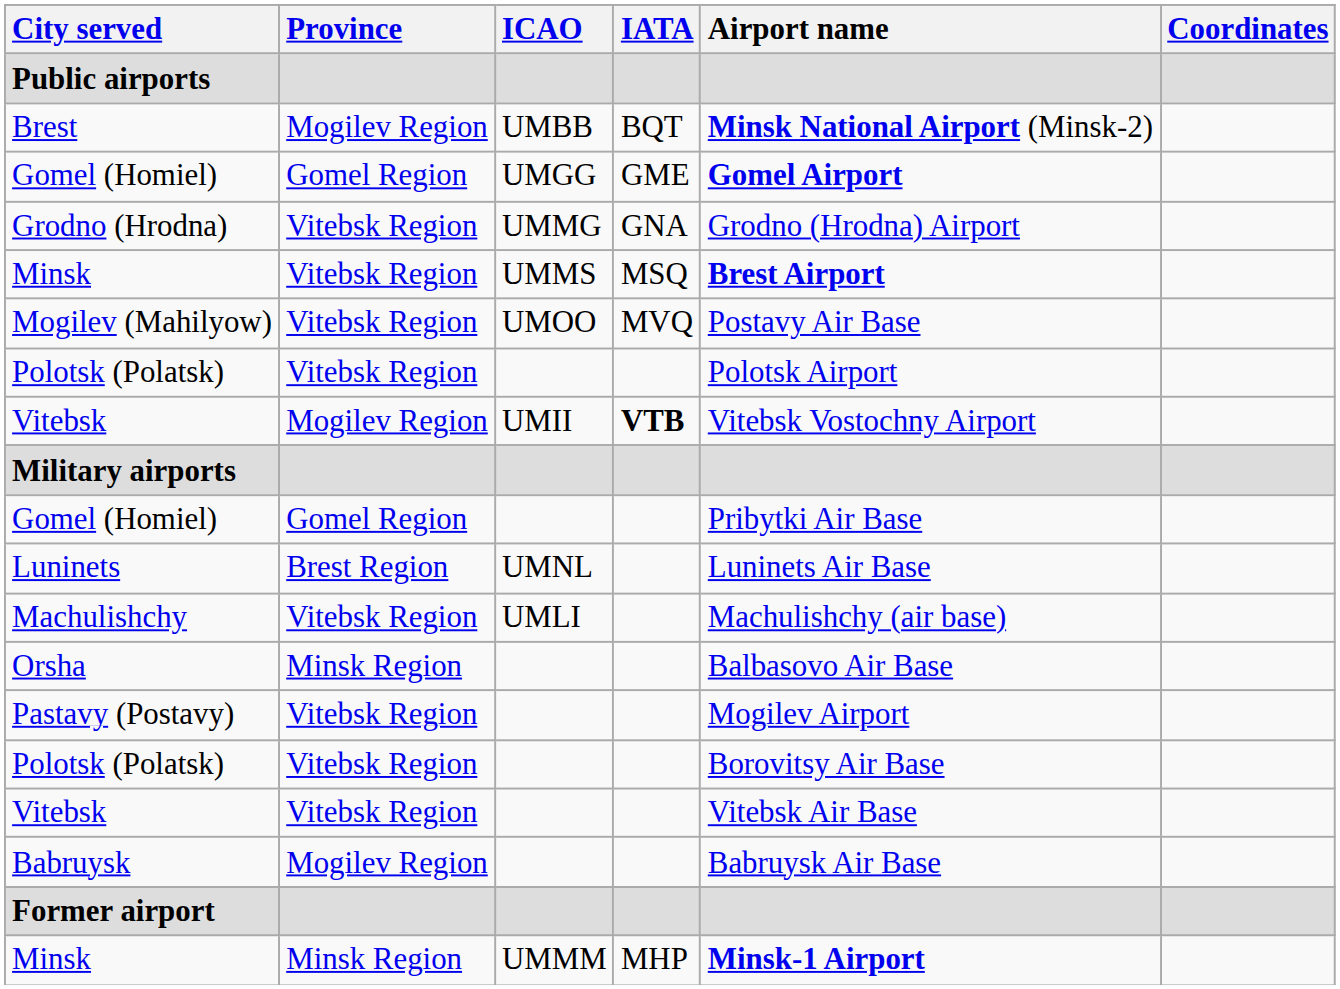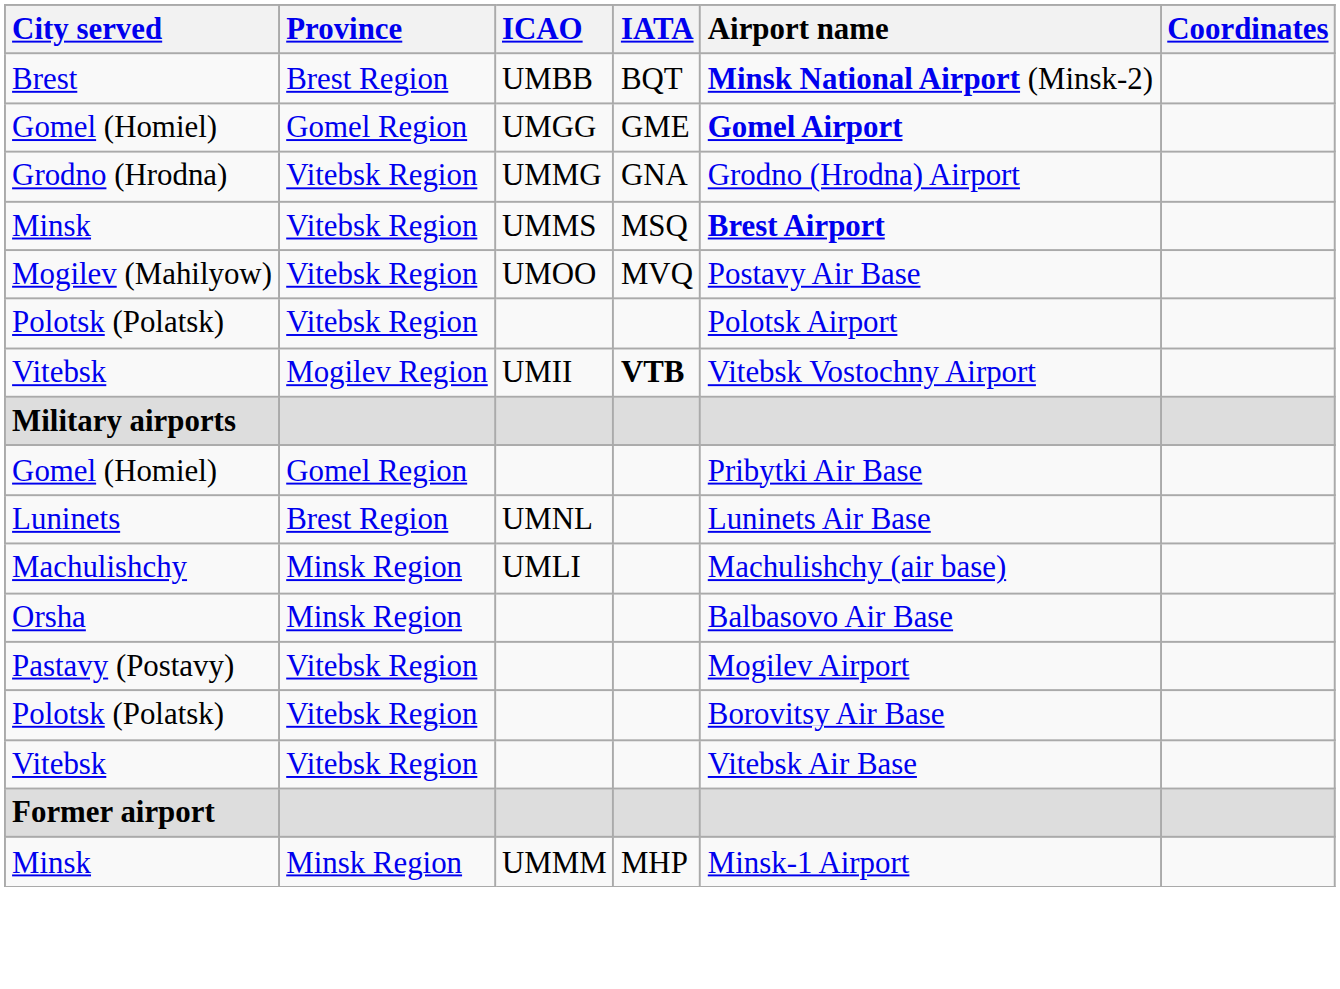- row: (111, 77)
(387, 126) Mogilev Region -> (367, 77) Brest Region
(382, 616) Vitebsk Region -> (374, 567) Minsk Region
- row: (71, 861)
(816, 959) bold -> (809, 861) normal
